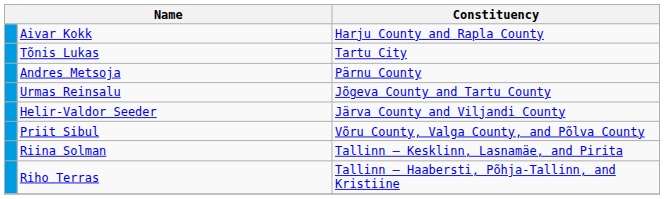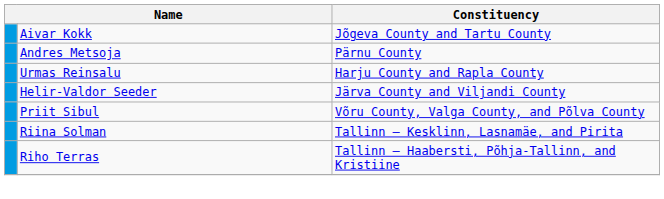(439, 34) Harju County and Rapla County -> (443, 34) Jõgeva County and Tartu County
- row: (59, 53)
(443, 92) Jõgeva County and Tartu County -> (439, 73) Harju County and Rapla County
